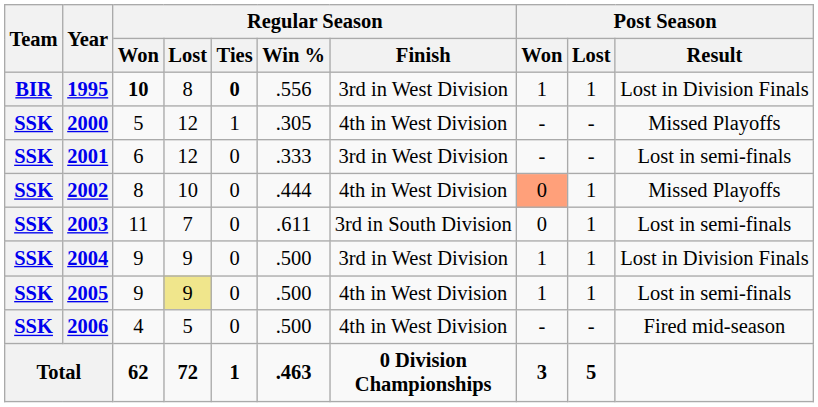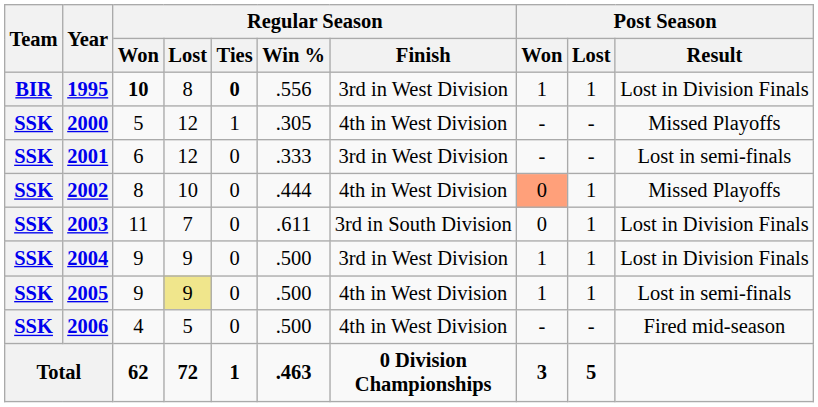(714, 224) Lost in semi-finals -> (714, 224) Lost in Division Finals
